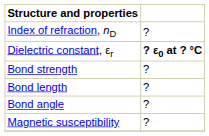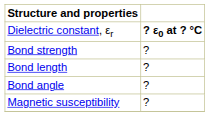- row: (62, 32)
